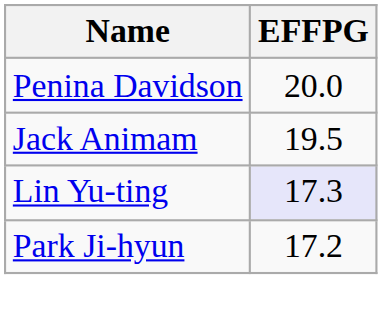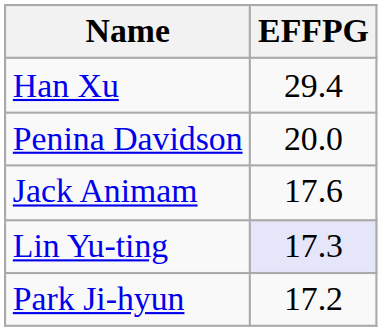+ row: (66, 84)
(313, 138) 19.5 -> (313, 191) 17.6
